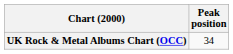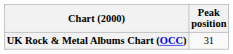(209, 40) 34 -> (209, 40) 31
